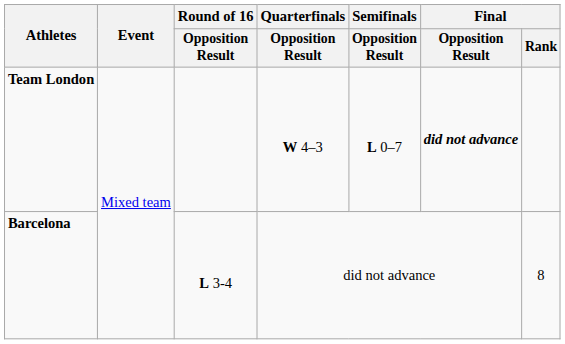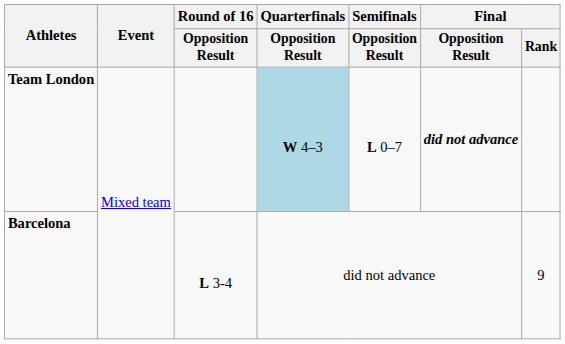(303, 148) no background -> (303, 148) lightblue background
(541, 275) 8 -> (541, 275) 9
